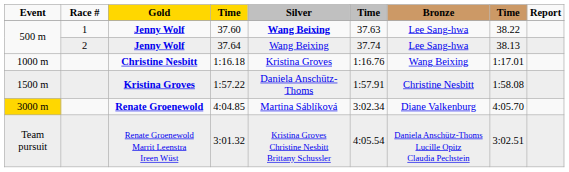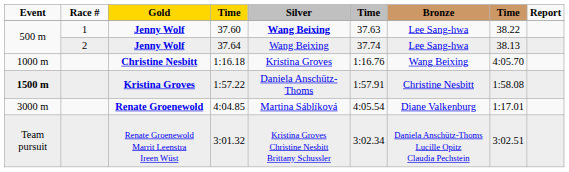(508, 62) 1:17.01 -> (508, 62) 4:05.70
(33, 84) normal -> (33, 84) bold
(33, 106) gold background -> (33, 106) no background
(369, 106) 3:02.34 -> (369, 106) 4:05.54
(508, 106) 4:05.70 -> (508, 106) 1:17.01
(369, 140) 4:05.54 -> (369, 140) 3:02.34
